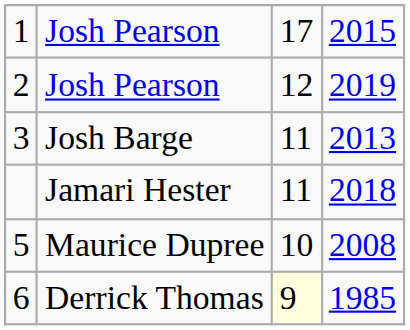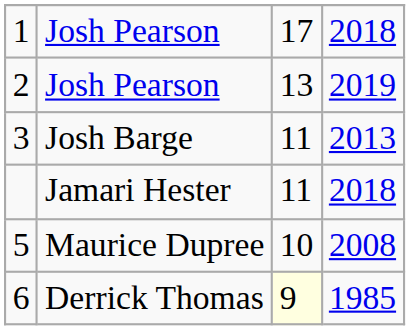(362, 31) 2015 -> (362, 31) 2018
(297, 84) 12 -> (297, 84) 13
